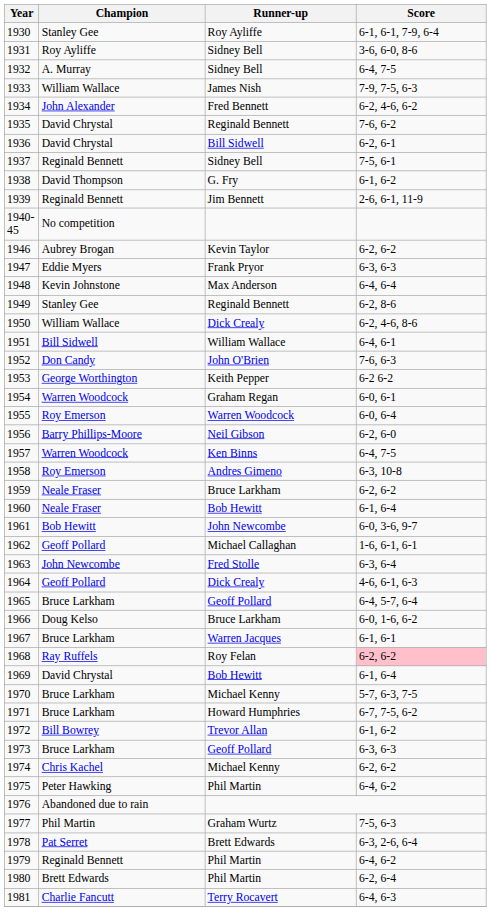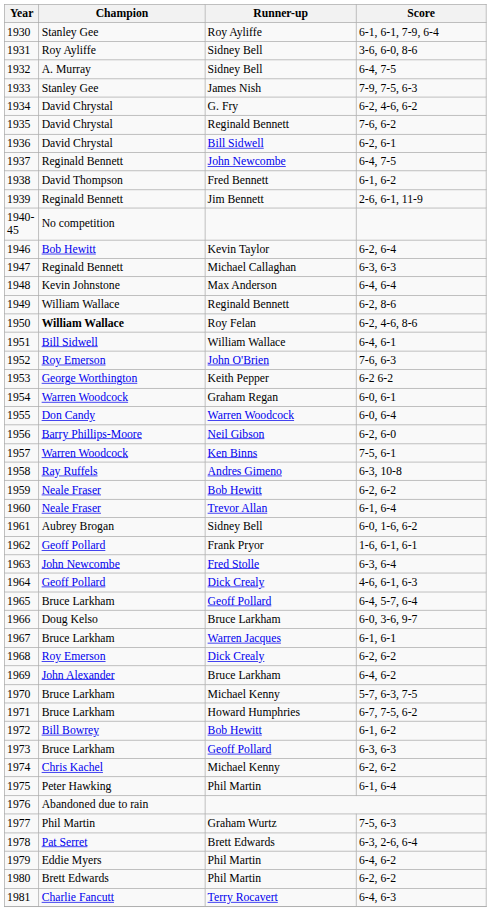(81, 87) William Wallace -> (70, 87) Stanley Gee
(78, 106) John Alexander -> (77, 106) David Chrystal
(238, 106) Fred Bennett -> (223, 106) G. Fry
(235, 161) Sidney Bell -> (247, 161) John Newcombe
(377, 161) 7-5, 6-1 -> (377, 161) 6-4, 7-5
(223, 180) G. Fry -> (238, 180) Fred Bennett
(78, 249) Aubrey Brogan -> (69, 249) Bob Hewitt
(377, 249) 6-2, 6-2 -> (377, 249) 6-2, 6-4
(72, 267) Eddie Myers -> (82, 267) Reginald Bennett
(236, 267) Frank Pryor -> (252, 267) Michael Callaghan
(70, 304) Stanley Gee -> (81, 304) William Wallace
(81, 323) normal -> (83, 323) bold
(236, 323) Dick Crealy -> (232, 323) Roy Felan
(68, 360) Don Candy -> (74, 360) Roy Emerson
(74, 415) Roy Emerson -> (68, 415) Don Candy
(377, 452) 6-4, 7-5 -> (377, 452) 7-5, 6-1
(74, 471) Roy Emerson -> (70, 471) Ray Ruffels
(244, 489) Bruce Larkham -> (235, 489) Bob Hewitt
(235, 508) Bob Hewitt -> (237, 508) Trevor Allan
(69, 527) Bob Hewitt -> (78, 527) Aubrey Brogan
(247, 527) John Newcombe -> (235, 527) Sidney Bell
(388, 527) 6-0, 3-6, 9-7 -> (388, 527) 6-0, 1-6, 6-2
(252, 545) Michael Callaghan -> (236, 545) Frank Pryor
(388, 619) 6-0, 1-6, 6-2 -> (388, 619) 6-0, 3-6, 9-7
(70, 656) Ray Ruffels -> (74, 656) Roy Emerson
(232, 656) Roy Felan -> (236, 656) Dick Crealy
(377, 656) pink background -> (377, 656) no background
(77, 675) David Chrystal -> (78, 675) John Alexander
(235, 675) Bob Hewitt -> (244, 675) Bruce Larkham
(377, 675) 6-1, 6-4 -> (377, 675) 6-4, 6-2
(237, 730) Trevor Allan -> (235, 730) Bob Hewitt
(377, 786) 6-4, 6-2 -> (377, 786) 6-1, 6-4
(82, 860) Reginald Bennett -> (72, 860) Eddie Myers
(377, 878) 6-2, 6-4 -> (377, 878) 6-2, 6-2
